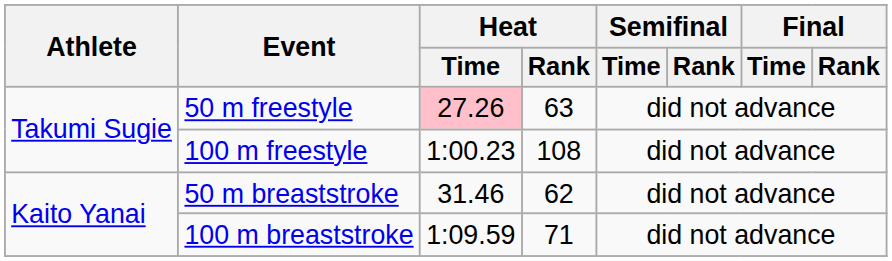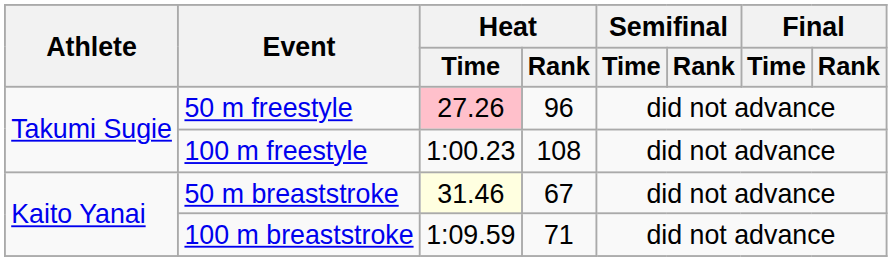(559, 109) 63 -> (559, 109) 96
(471, 193) no background -> (471, 193) lightyellow background
(559, 193) 62 -> (559, 193) 67
